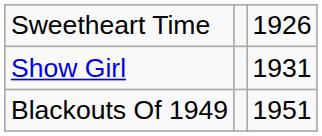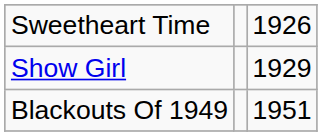(282, 67) 1931 -> (282, 67) 1929
